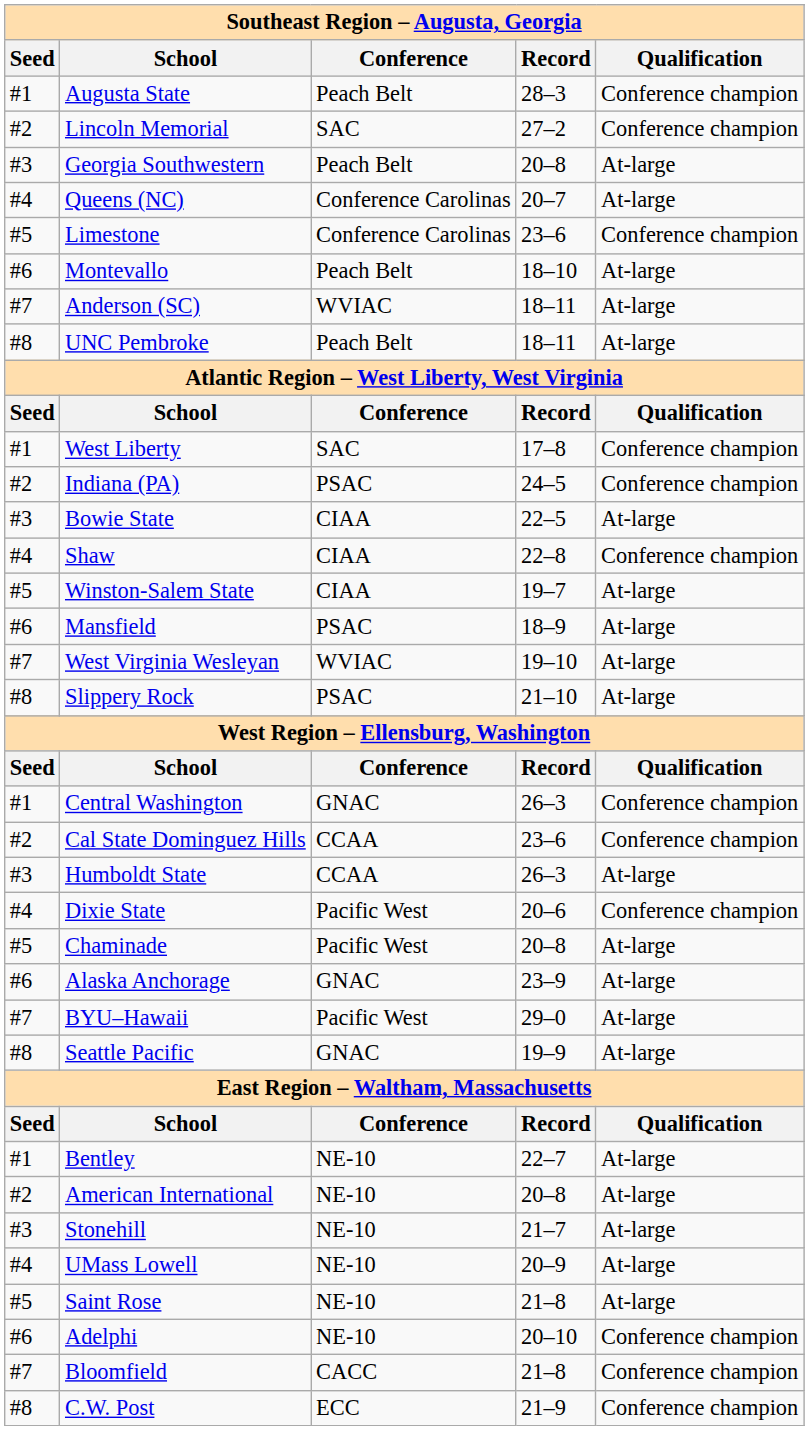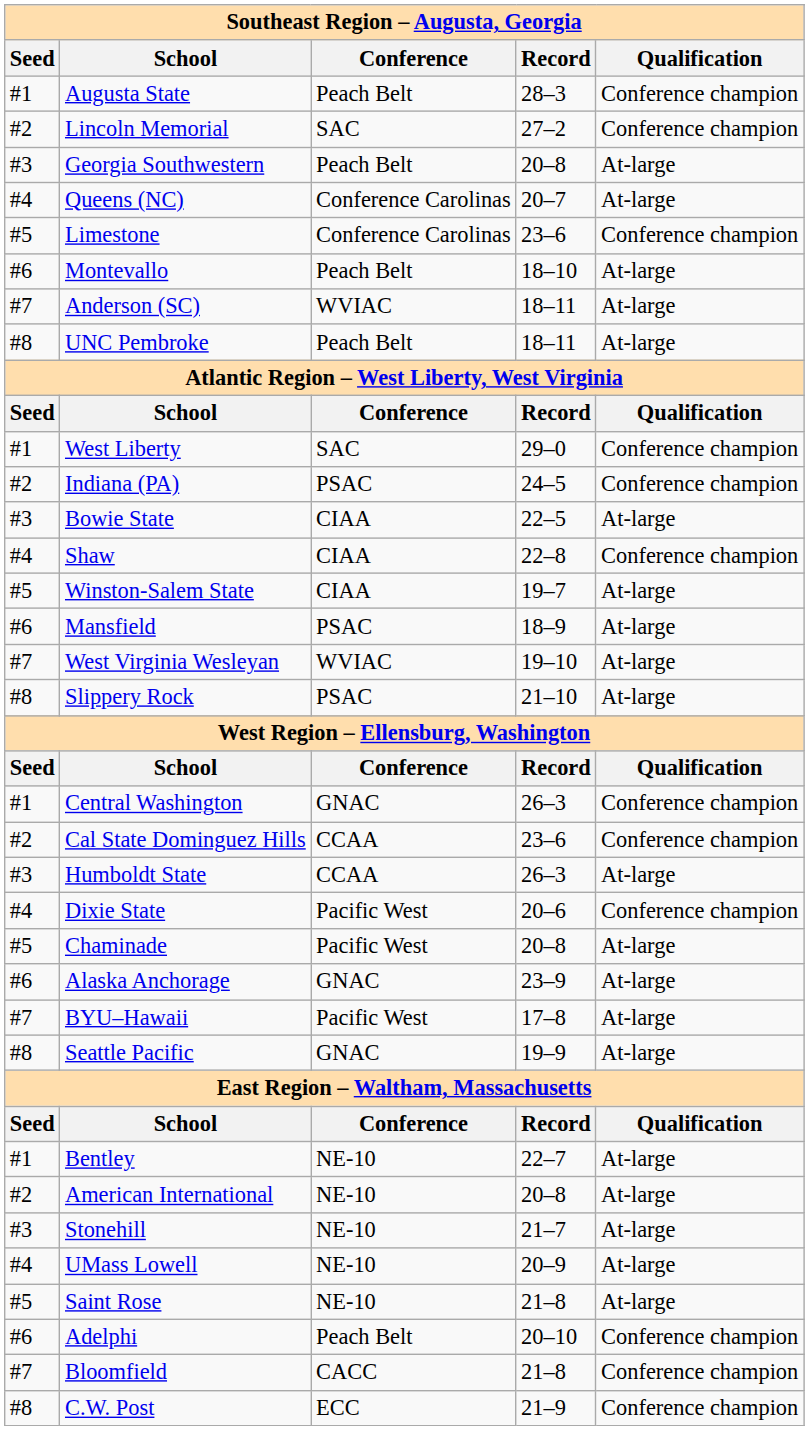(544, 448) 17–8 -> (544, 448) 29–0
(544, 1016) 29–0 -> (544, 1016) 17–8
(346, 1336) NE-10 -> (364, 1336) Peach Belt
